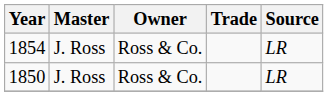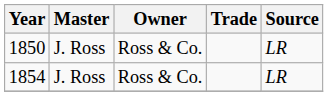rows swapped: (27, 76) <-> (27, 47)
